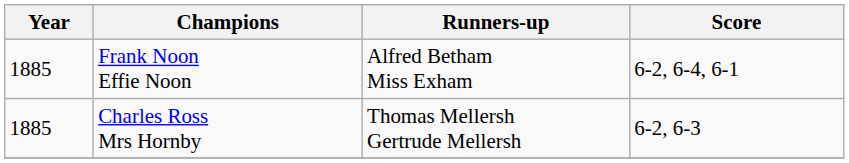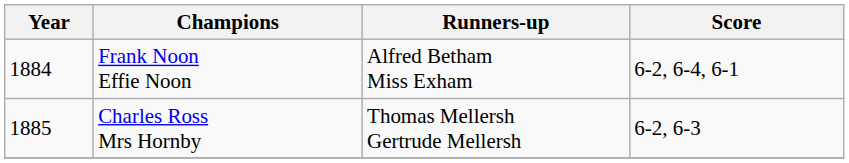(31, 68) 1885 -> (31, 68) 1884
